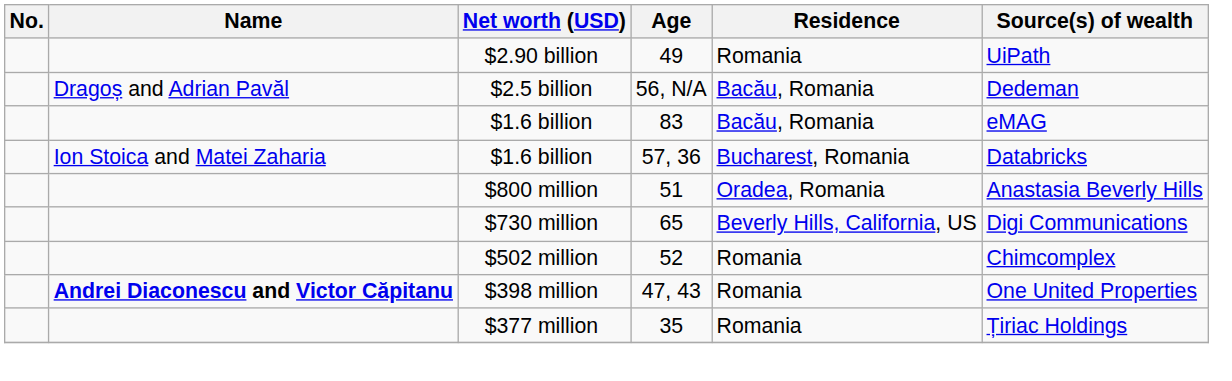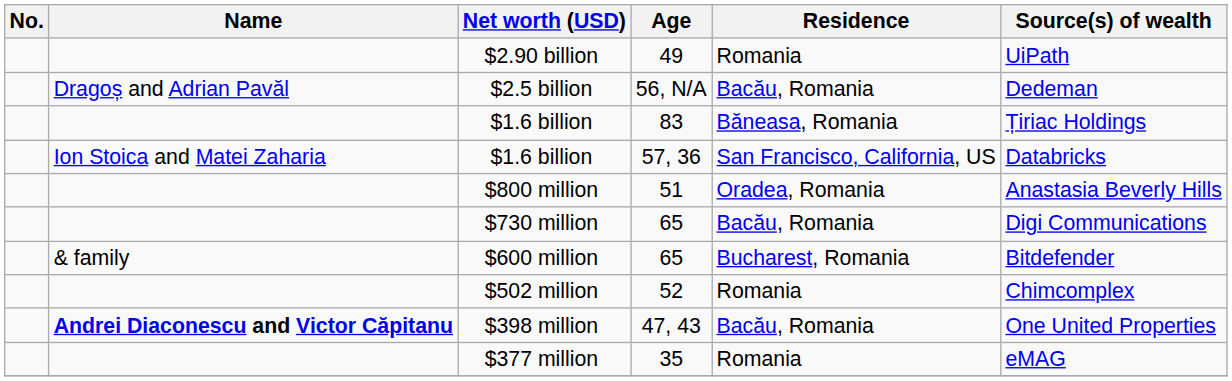(795, 122) Bacău, Romania -> (807, 122) Băneasa, Romania
(1017, 122) eMAG -> (1076, 122) Țiriac Holdings
(813, 156) Bucharest, Romania -> (856, 156) San Francisco, California, US
(847, 223) Beverly Hills, California, US -> (795, 223) Bacău, Romania
+ row: (544, 257)
(759, 291) Romania -> (795, 325) Bacău, Romania
(1057, 325) Țiriac Holdings -> (1036, 358) eMAG
